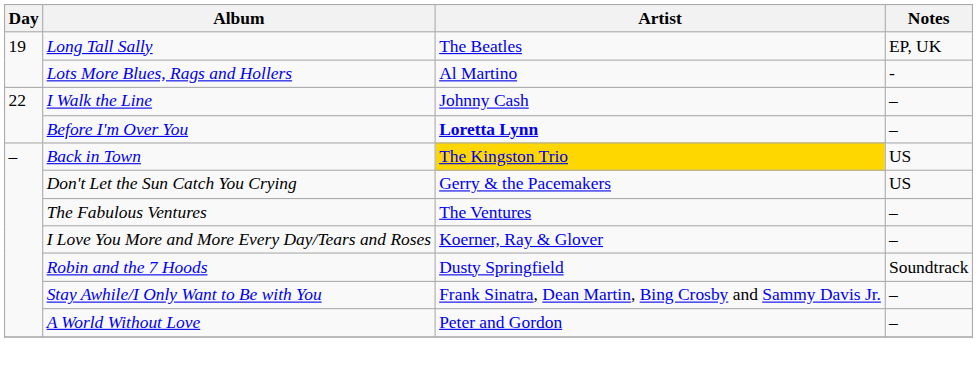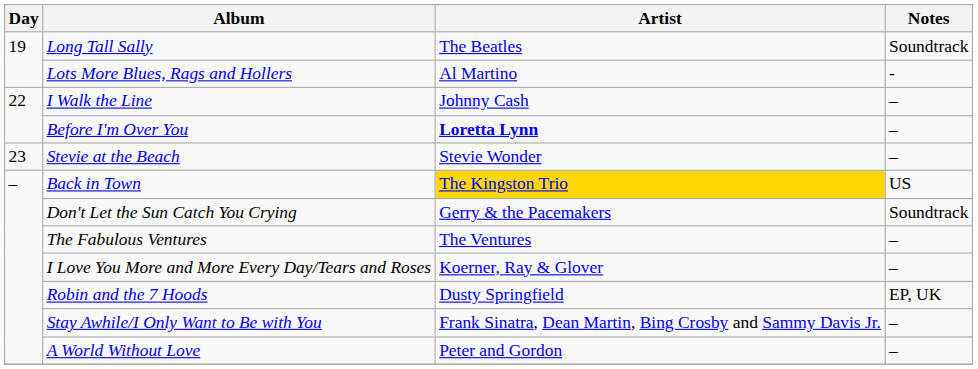(915, 45) EP, UK -> (929, 45) Soundtrack
+ row: (113, 156)
(900, 184) US -> (929, 211) Soundtrack
(929, 267) Soundtrack -> (915, 294) EP, UK
